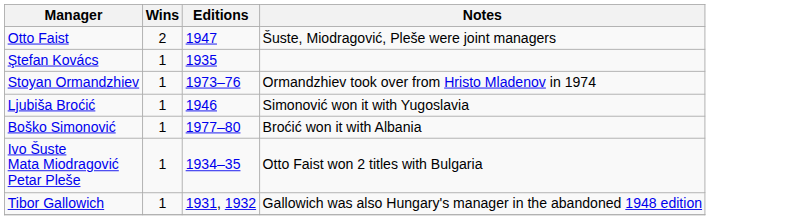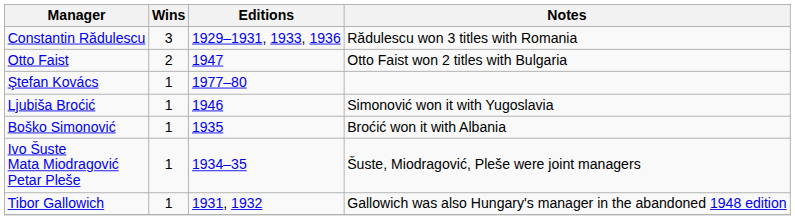+ row: (77, 37)
(409, 37) Šuste, Miodragović, Pleše were joint managers -> (457, 60) Otto Faist won 2 titles with Bulgaria
(201, 60) 1935 -> (219, 82) 1977–80
- row: (73, 82)
(213, 127) 1977–80 -> (208, 127) 1935
(373, 165) Otto Faist won 2 titles with Bulgaria -> (494, 165) Šuste, Miodragović, Pleše were joint managers
